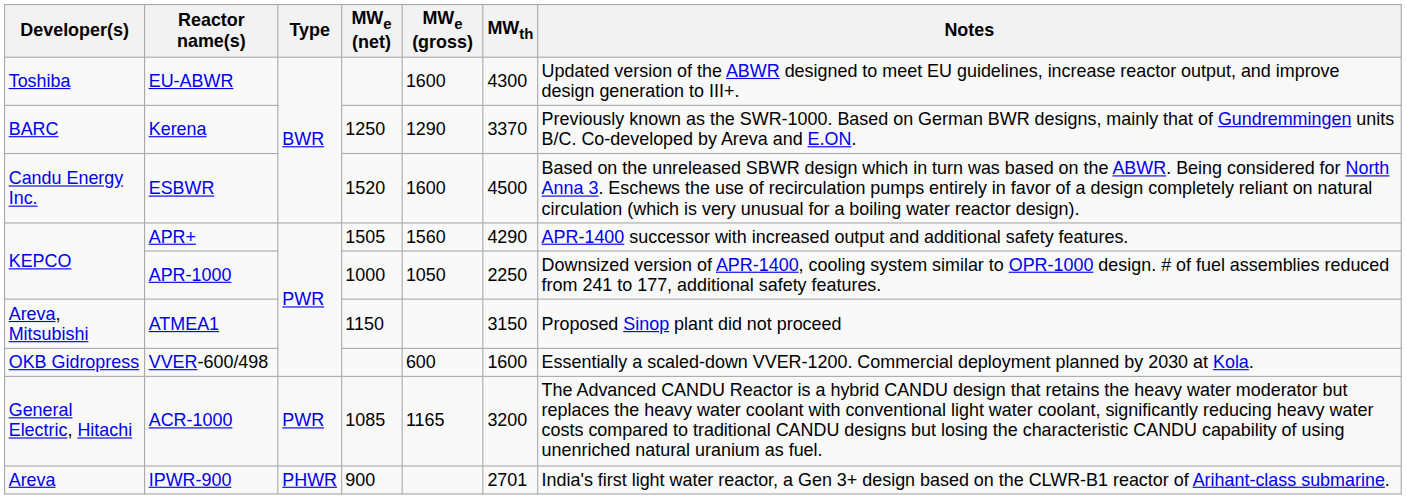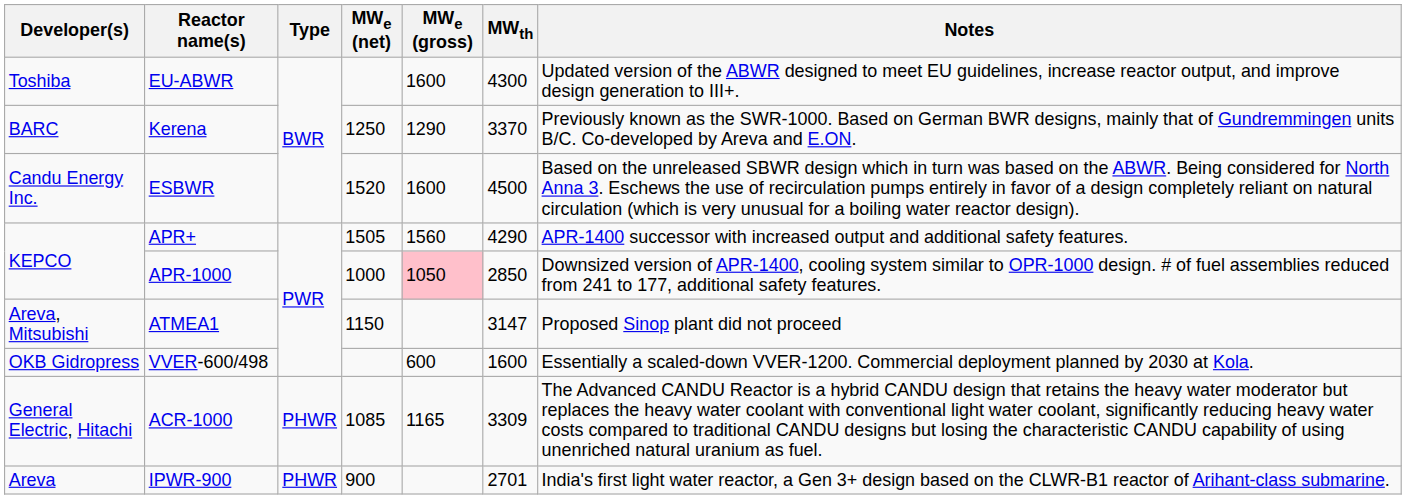(426, 275) no background -> (426, 275) pink background
(507, 275) 2250 -> (507, 275) 2850
(507, 323) 3150 -> (507, 323) 3147
(303, 421) PWR -> (310, 421) PHWR
(507, 420) 3200 -> (507, 420) 3309
